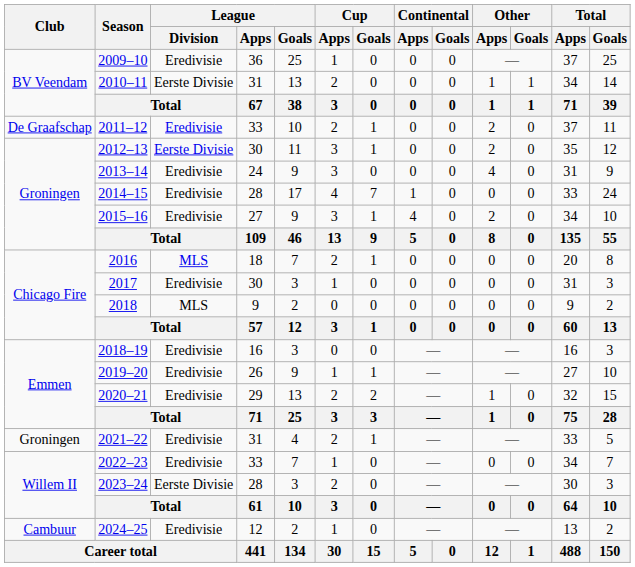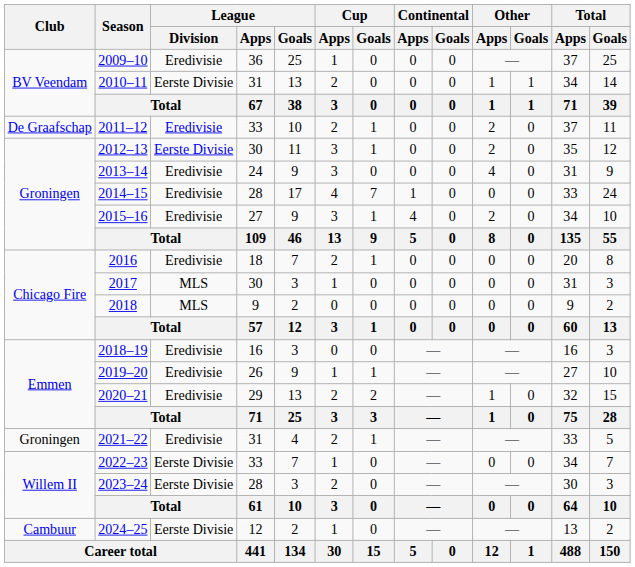(194, 261) MLS -> (194, 261) Eredivisie
(194, 283) Eredivisie -> (194, 283) MLS
(194, 462) Eredivisie -> (194, 462) Eerste Divisie
(194, 529) Eredivisie -> (194, 529) Eerste Divisie
